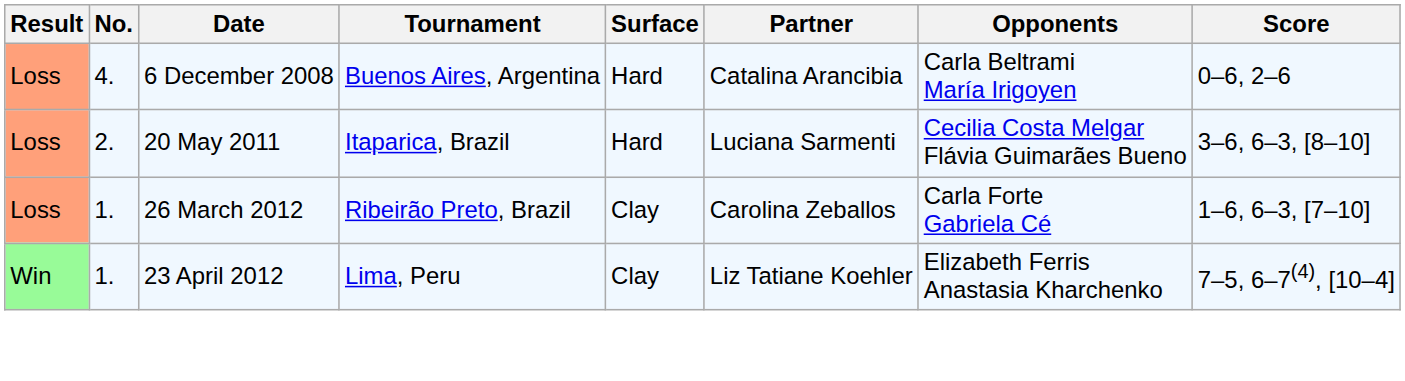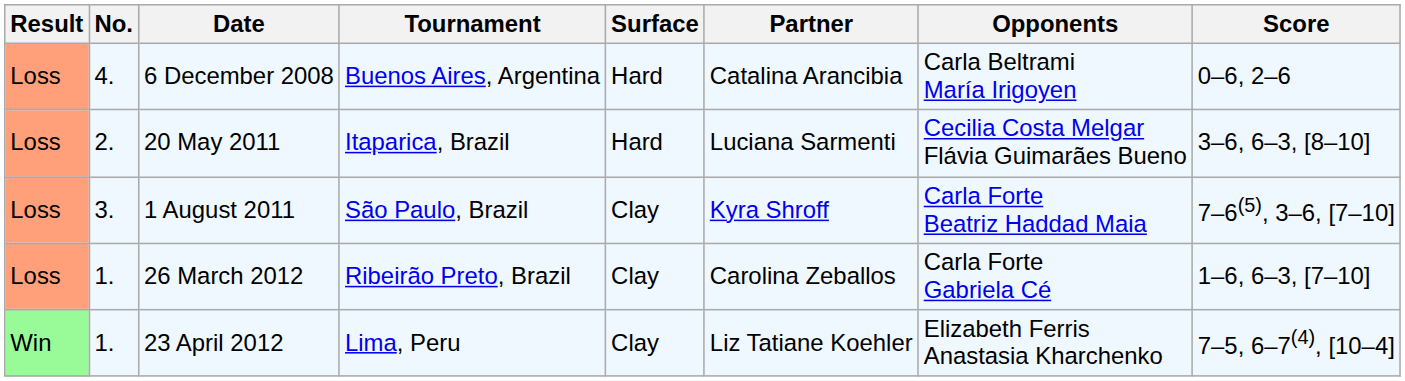+ row: (219, 209)
